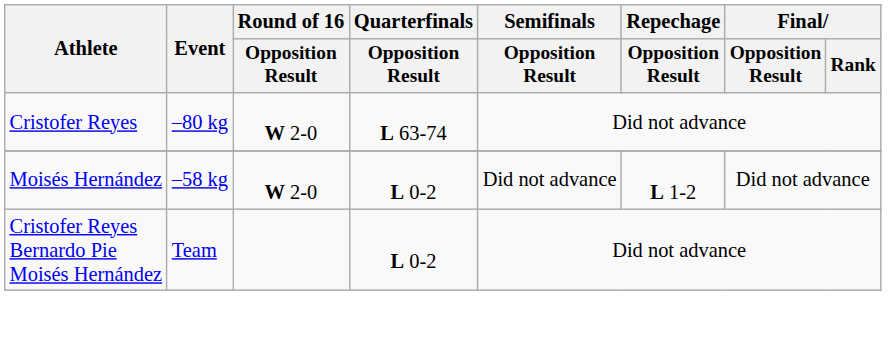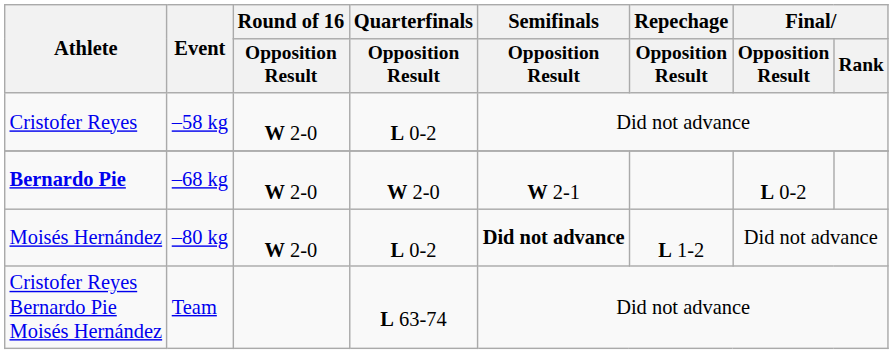(200, 122) –80 kg -> (200, 122) –58 kg
(413, 134) L 63-74 -> (413, 134) L 0-2
+ row: (68, 180)
(200, 180) –58 kg -> (200, 237) –80 kg
(550, 180) normal -> (554, 237) bold
(413, 262) L 0-2 -> (413, 319) L 63-74
